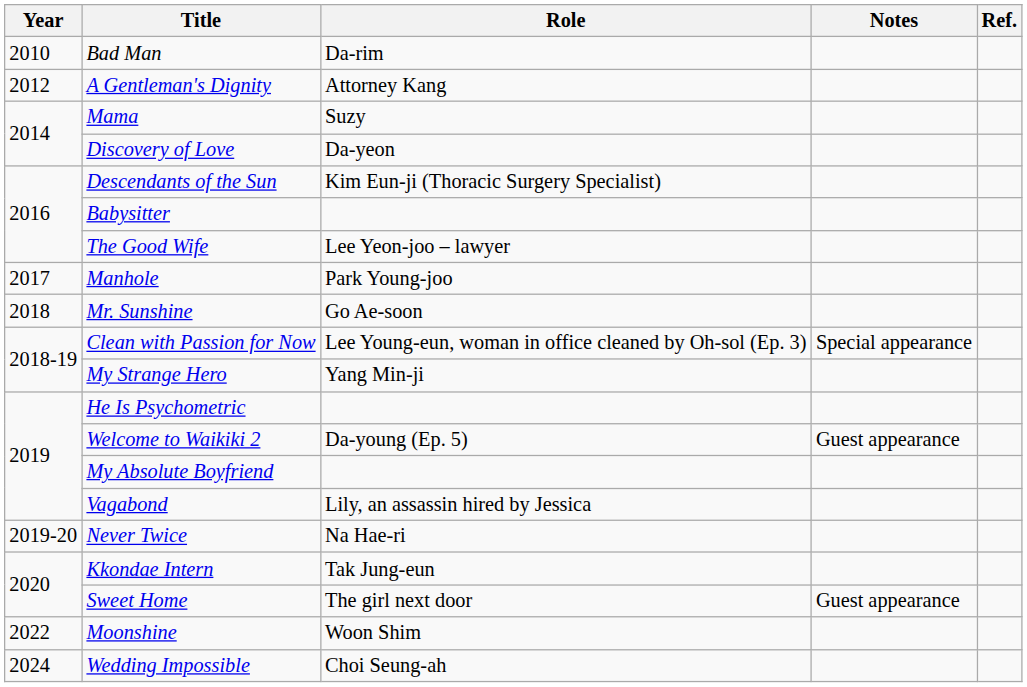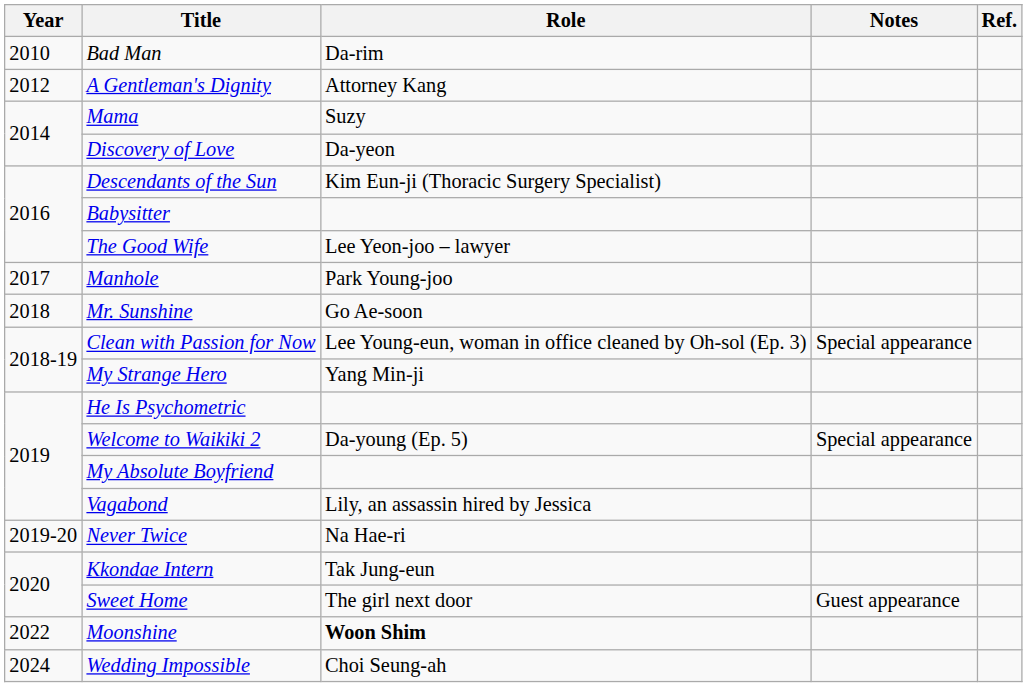(888, 439) Guest appearance -> (894, 439) Special appearance
(373, 632) normal -> (376, 632) bold
